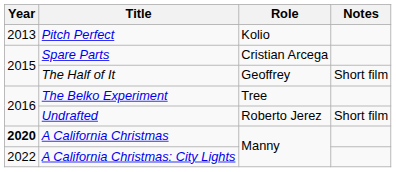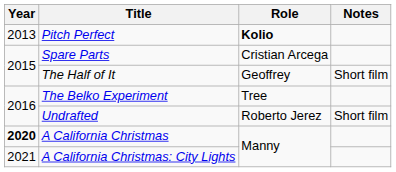(256, 34) normal -> (257, 34) bold
(22, 156) 2022 -> (22, 156) 2021
